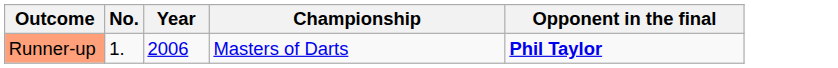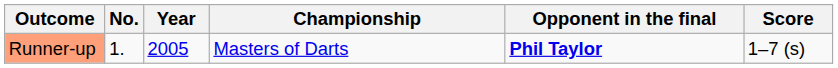+ column: (788, 19)
(168, 48) 2006 -> (168, 48) 2005
